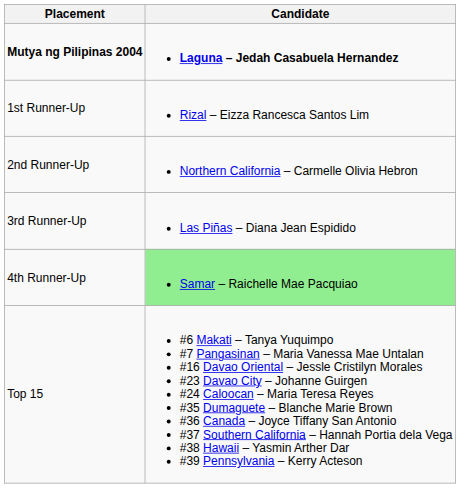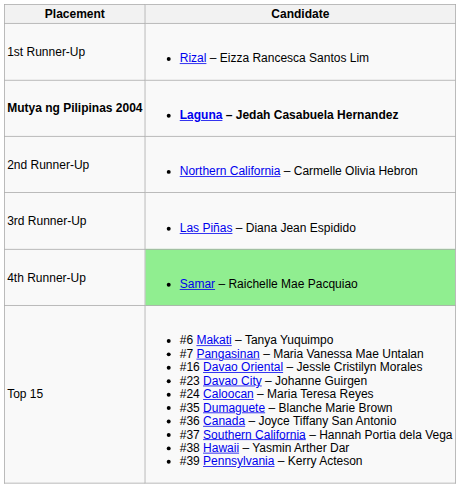rows swapped: (75, 52) <-> (46, 108)
